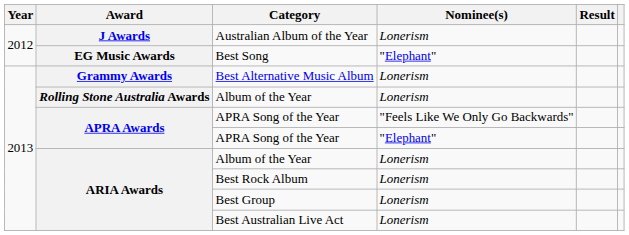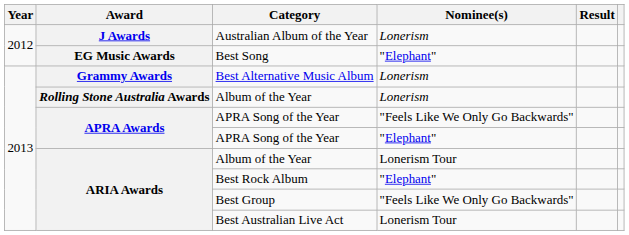(404, 158) Lonerism -> (418, 158) Lonerism Tour
(404, 179) Lonerism -> (408, 179) "Elephant"
(404, 199) Lonerism -> (477, 199) "Feels Like We Only Go Backwards"
(404, 220) Lonerism -> (418, 220) Lonerism Tour
